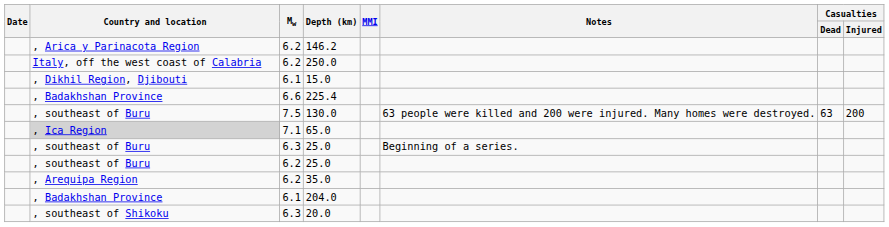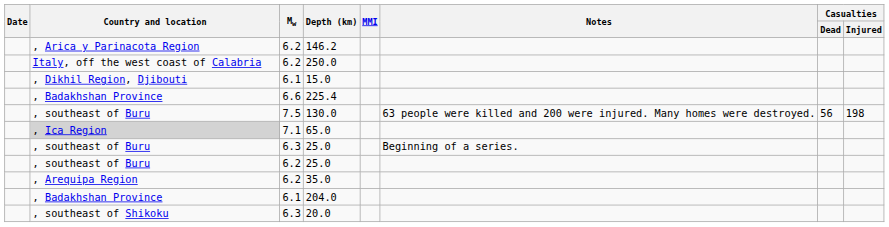(826, 113) 63 -> (826, 113) 56
(855, 113) 200 -> (855, 113) 198
